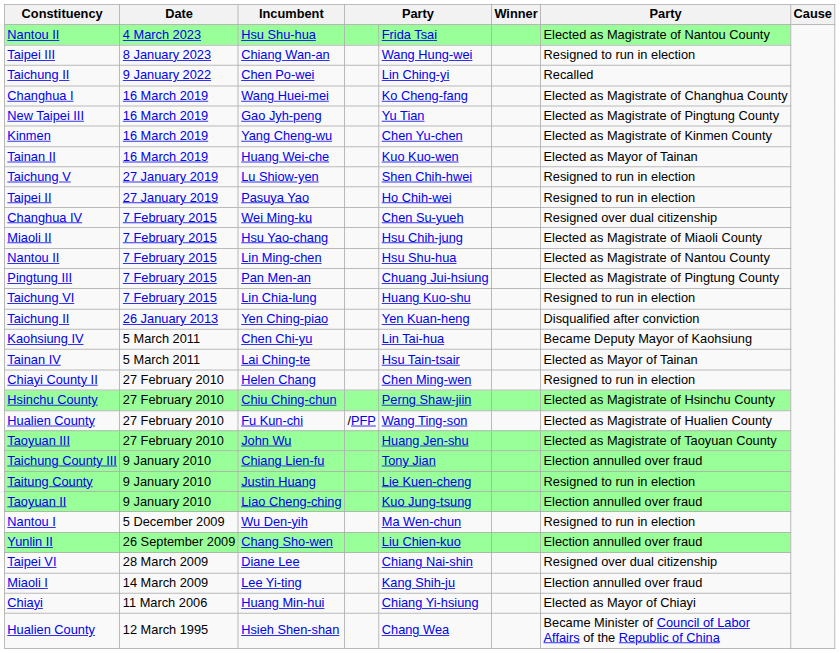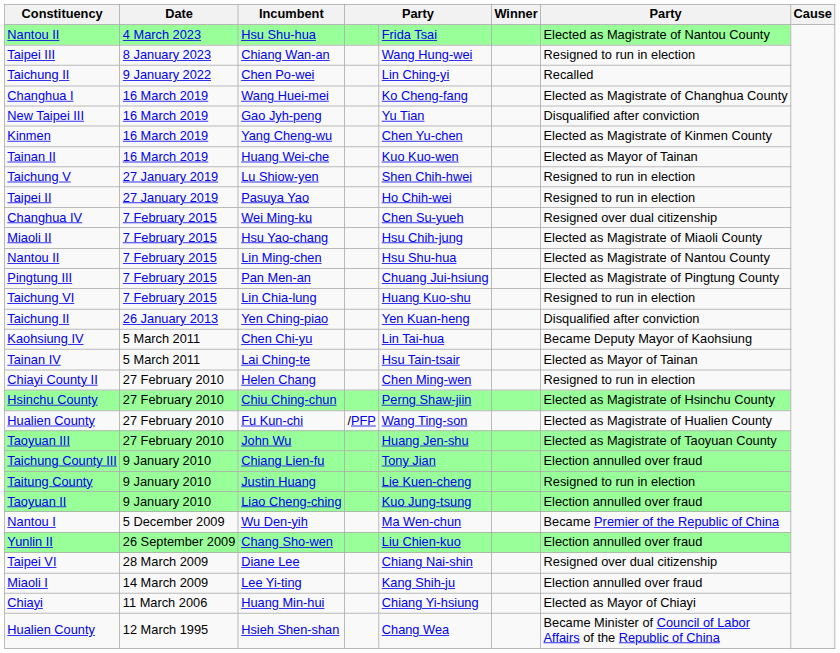(661, 116) Elected as Magistrate of Pingtung County -> (621, 116) Disqualified after conviction
(619, 522) Resigned to run in election -> (661, 522) Became Premier of the Republic of China
